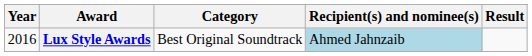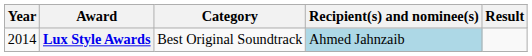(22, 40) 2016 -> (22, 40) 2014
